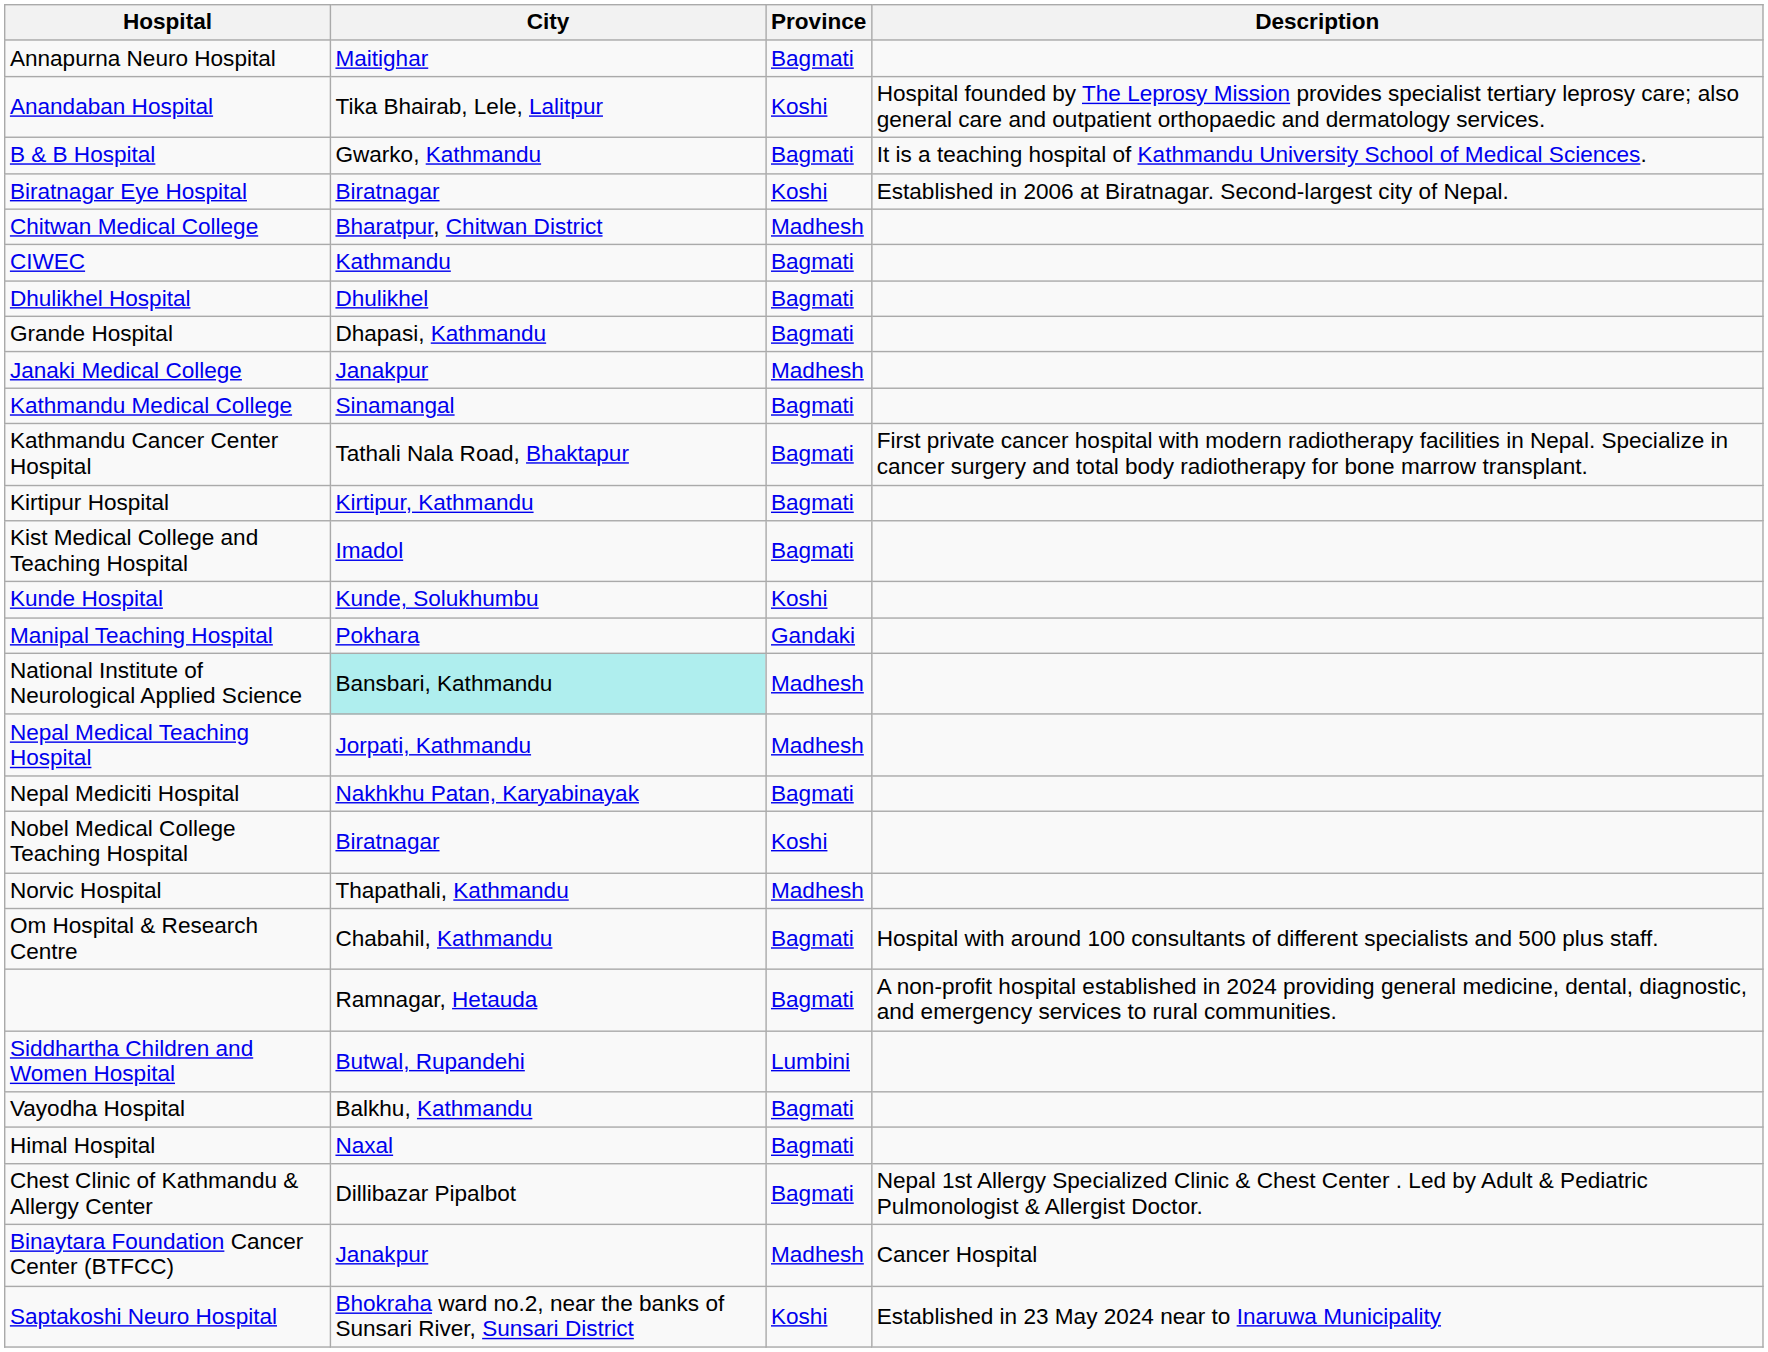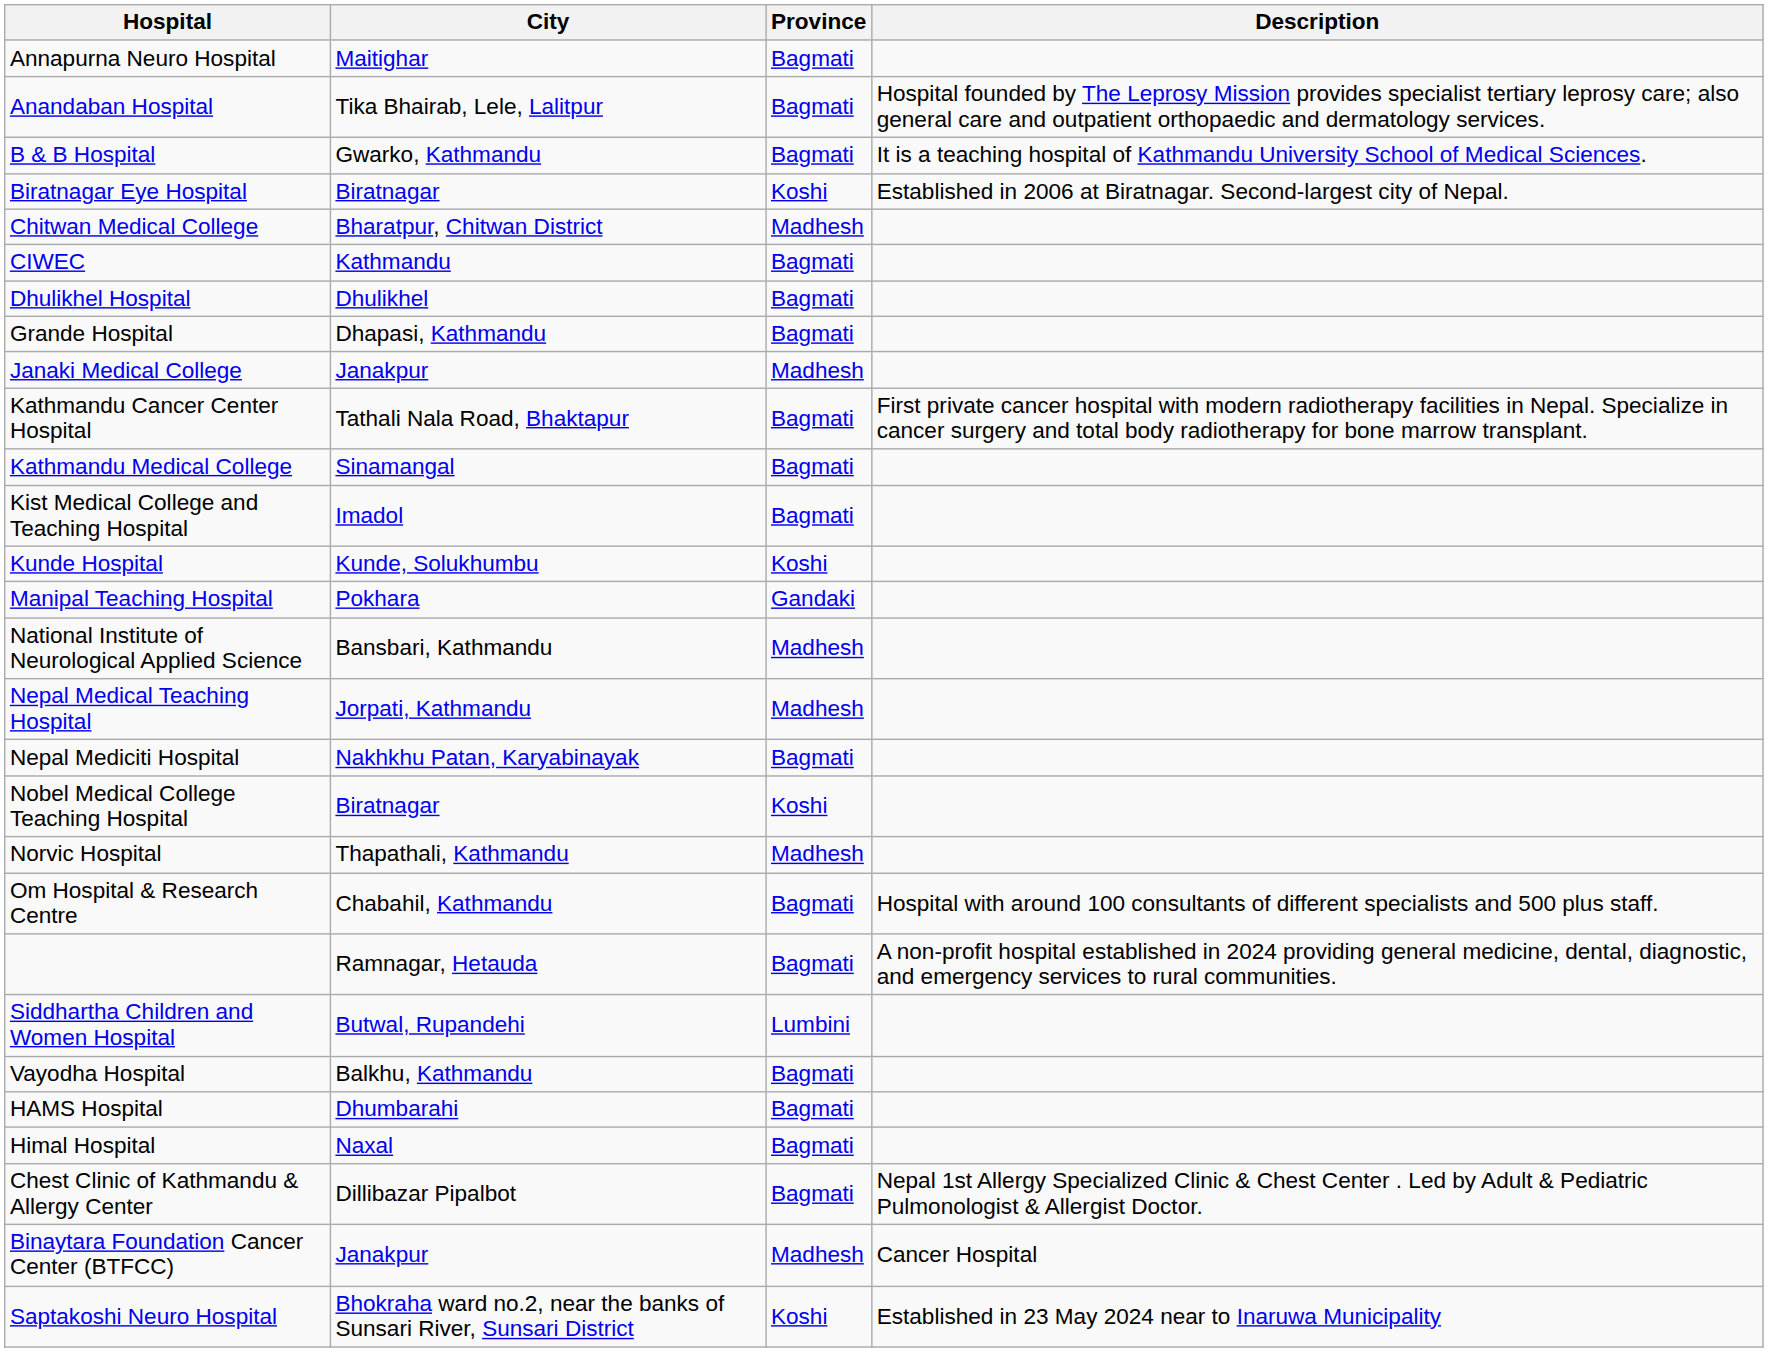(799, 106) Koshi -> (812, 106) Bagmati
rows swapped: (144, 454) <-> (151, 405)
- row: (90, 502)
(444, 683) paleturquoise background -> (444, 647) no background
+ row: (86, 1109)
